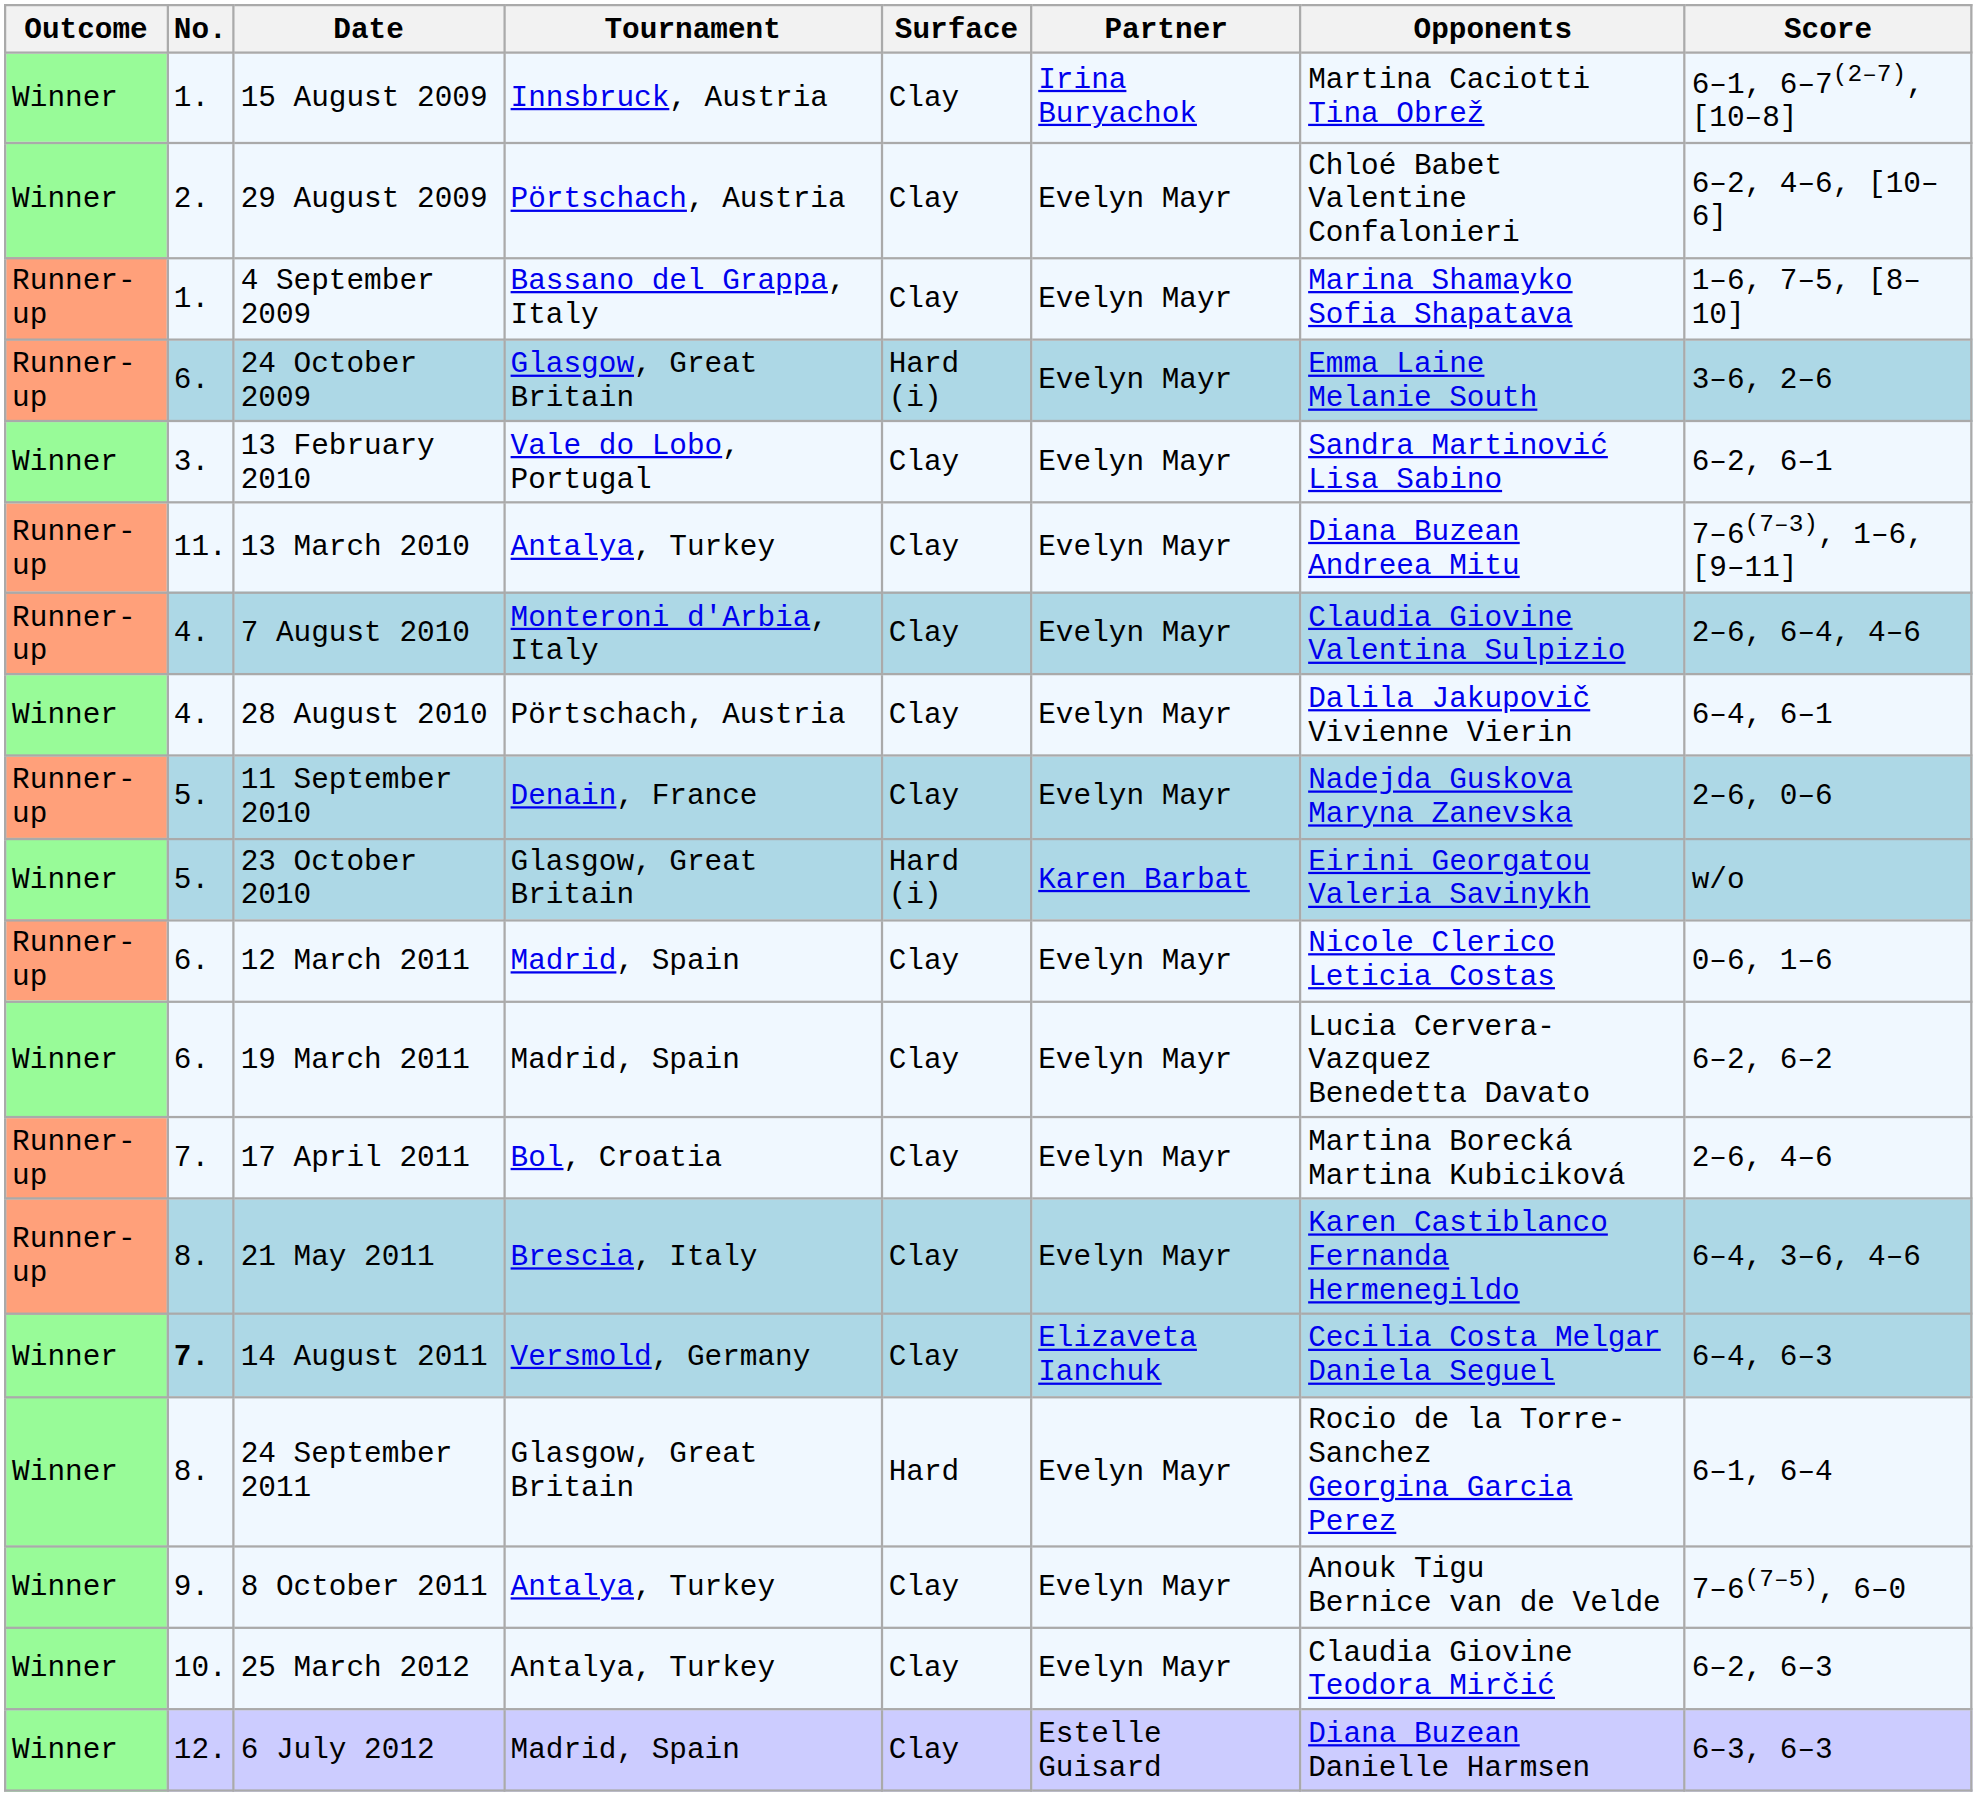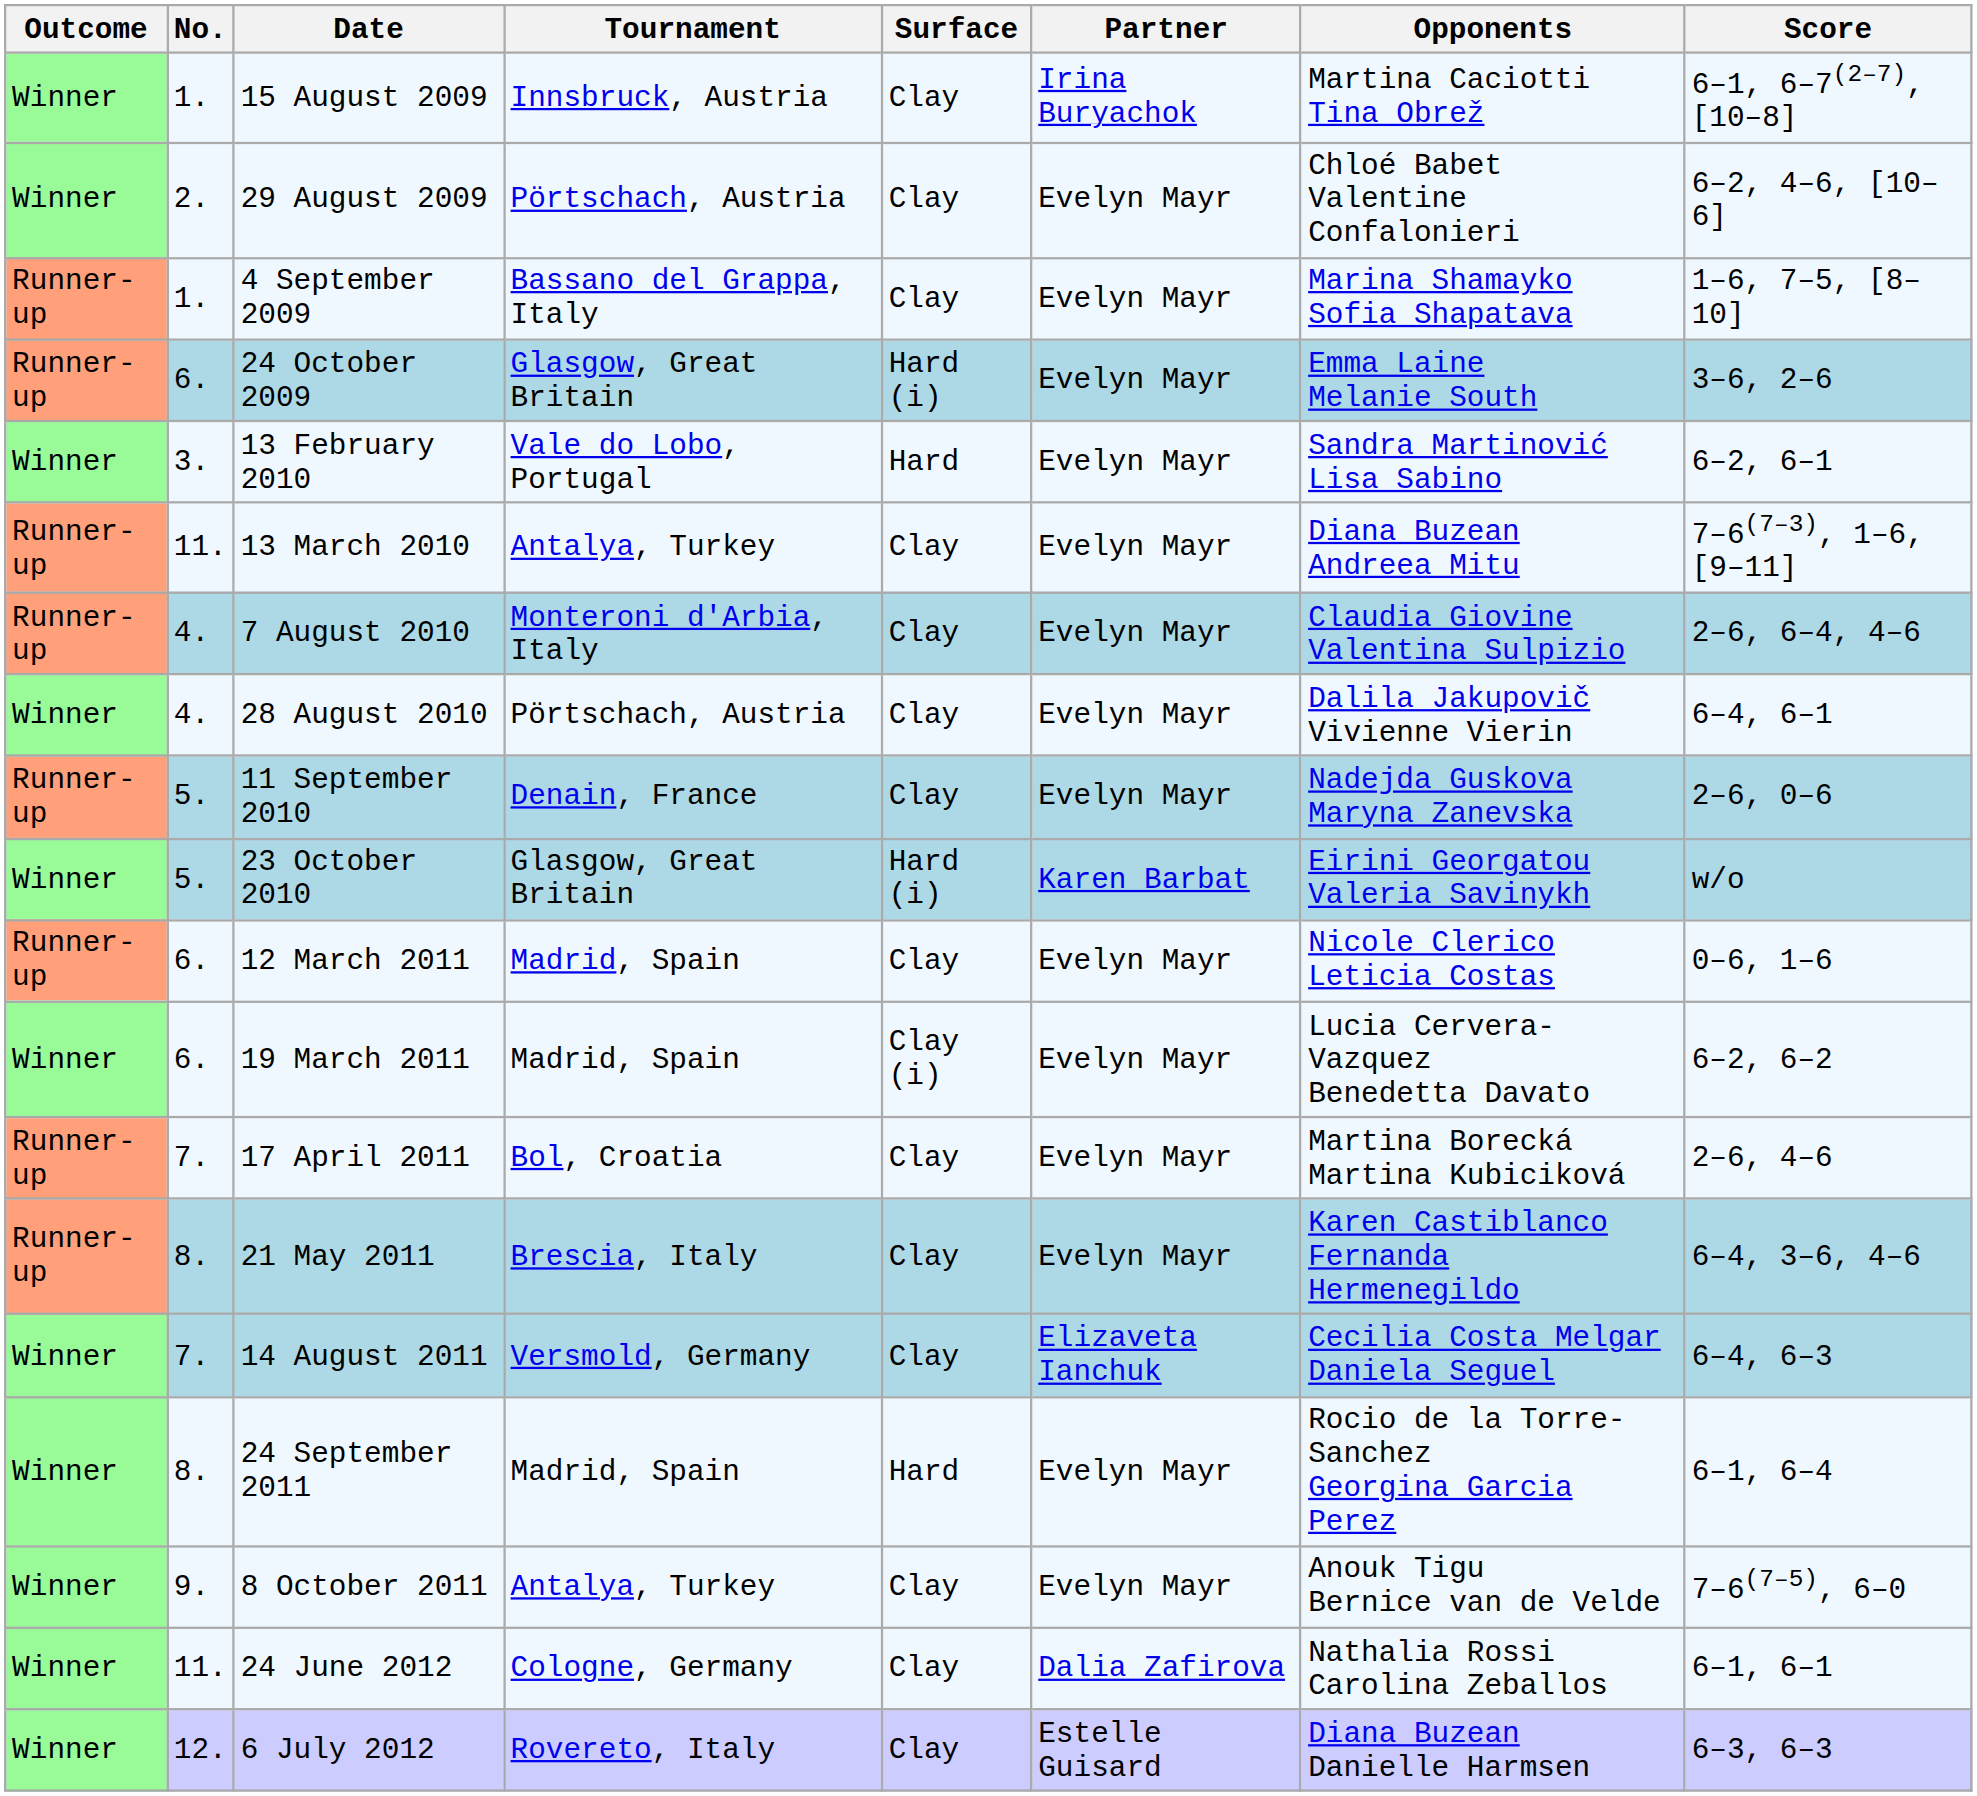(924, 462) Clay -> (924, 462) Hard
(924, 1059) Clay -> (924, 1059) Clay (i)
(191, 1356) bold -> (191, 1356) normal
(634, 1471) Glasgow, Great Britain -> (625, 1471) Madrid, Spain
- row: (355, 1669)
+ row: (346, 1669)
(625, 1751) Madrid, Spain -> (643, 1751) Rovereto, Italy
